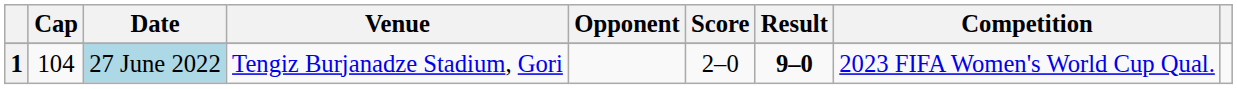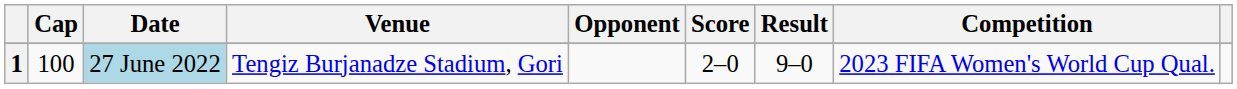(56, 63) 104 -> (56, 63) 100
(794, 63) bold -> (794, 63) normal
